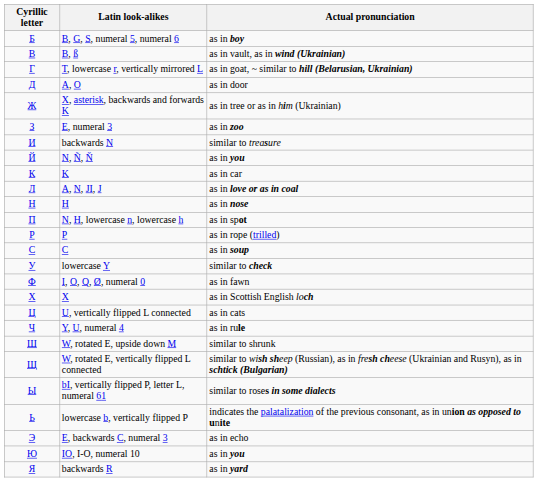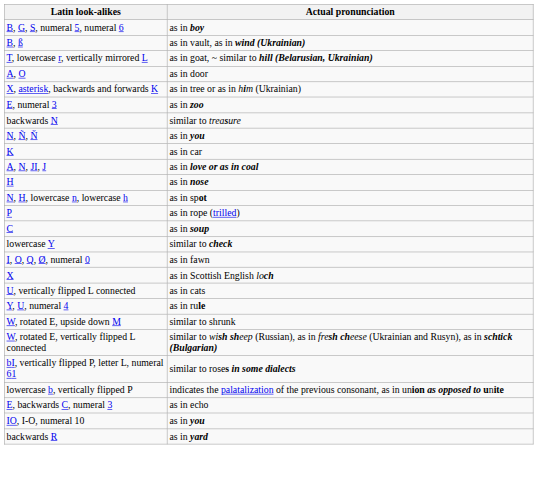- column: (32, 17)
